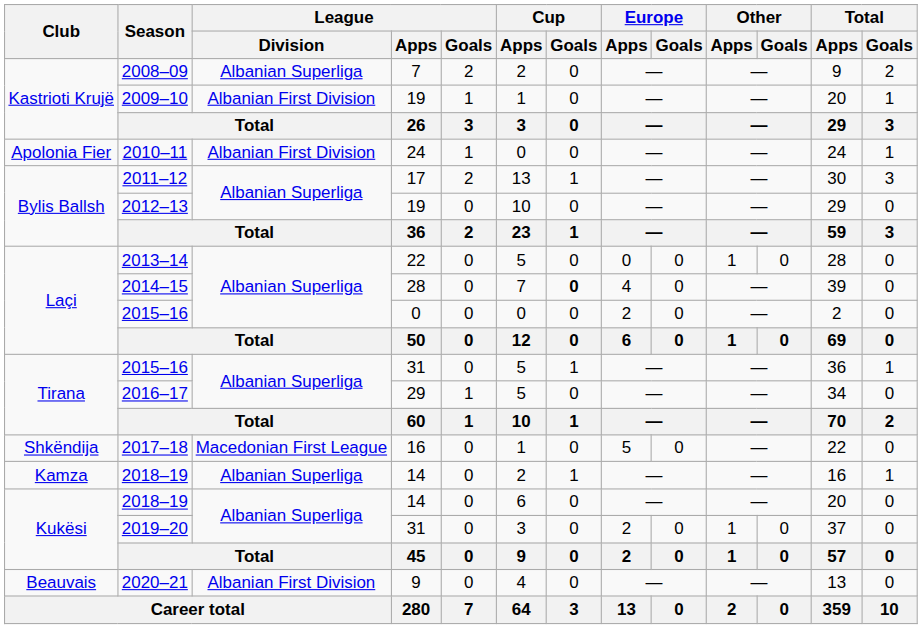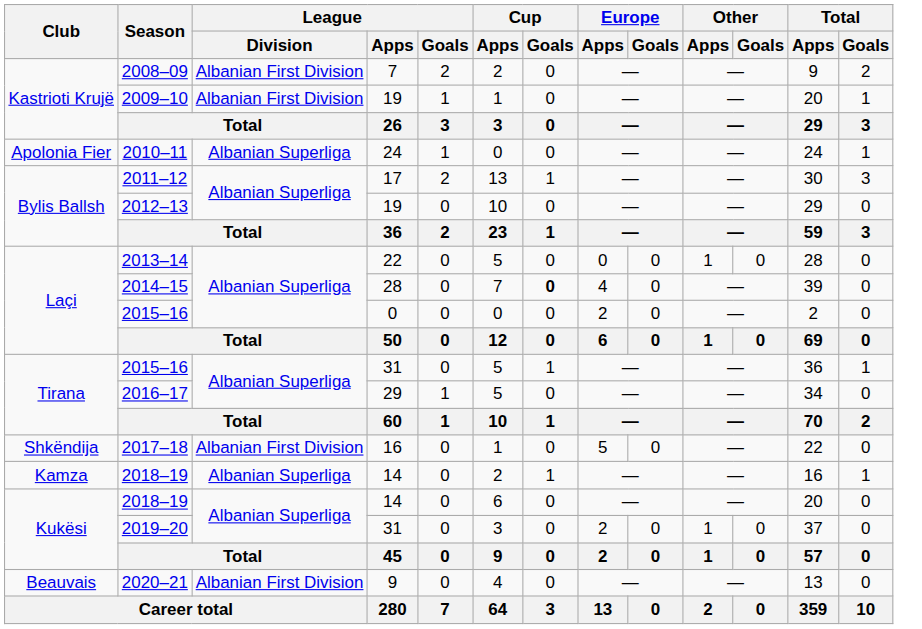(291, 71) Albanian Superliga -> (280, 71) Albanian First Division
(291, 152) Albanian First Division -> (280, 152) Albanian Superliga
(291, 448) Macedonian First League -> (280, 448) Albanian First Division
